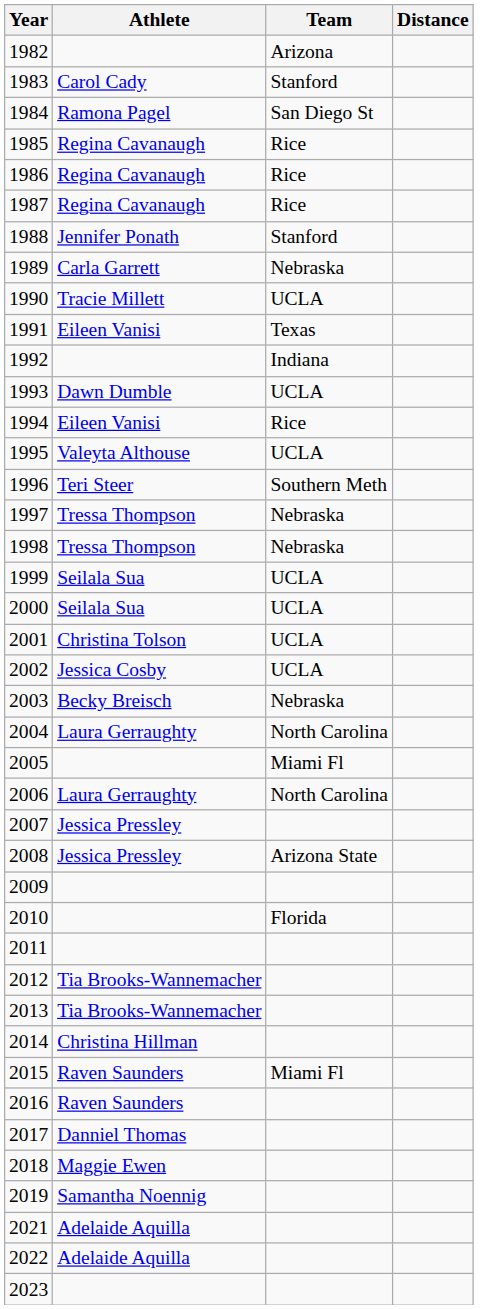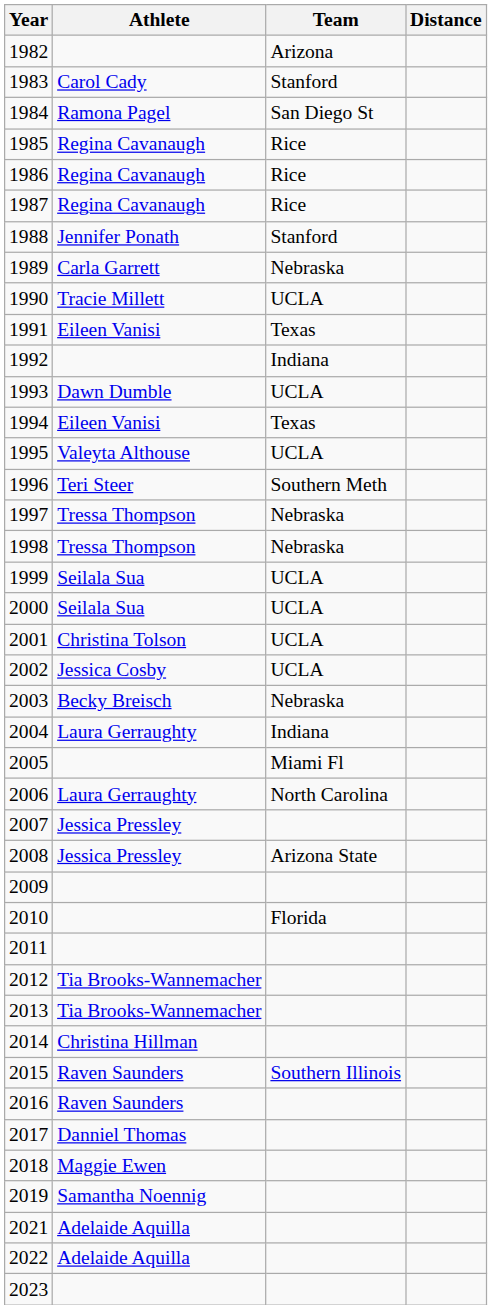(288, 422) Rice -> (293, 422) Texas
(329, 732) North Carolina -> (300, 732) Indiana
(307, 1072) Miami Fl -> (336, 1072) Southern Illinois
